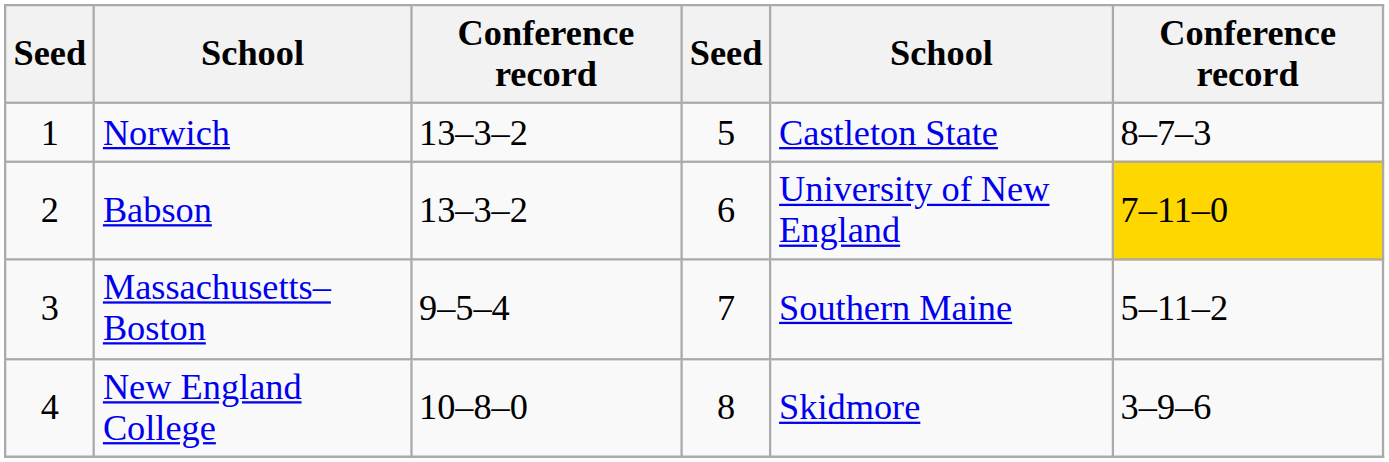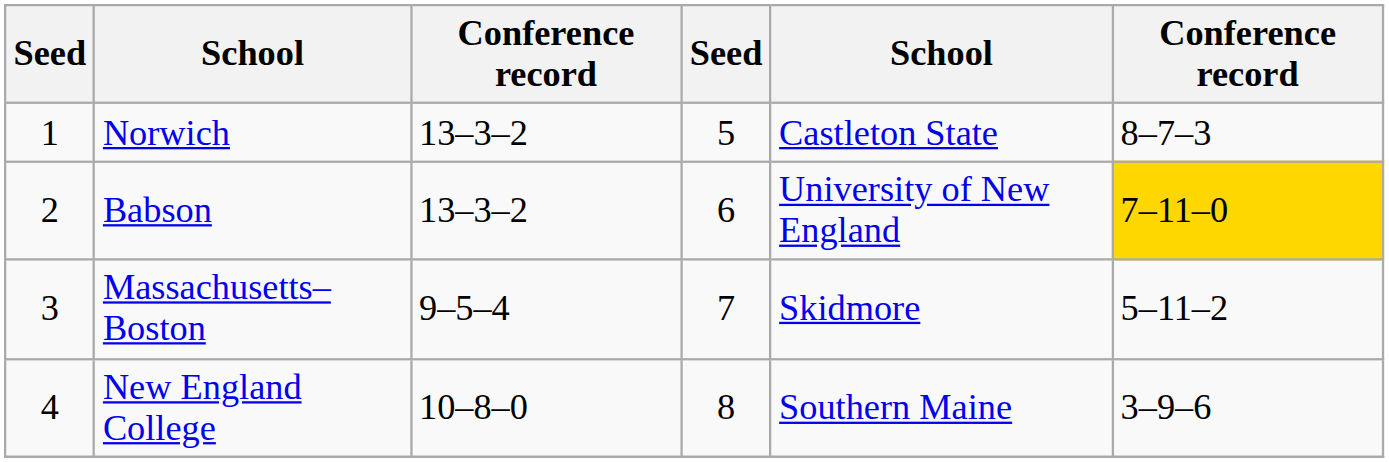(896, 308) Southern Maine -> (850, 308) Skidmore
(850, 406) Skidmore -> (896, 406) Southern Maine
